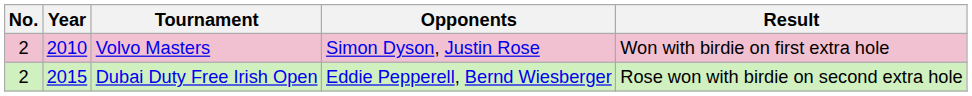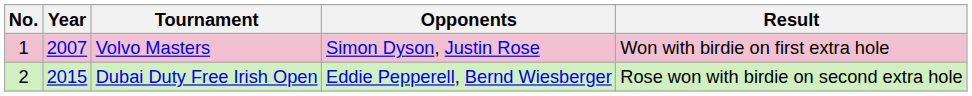(24, 48) 2 -> (24, 48) 1
(67, 48) 2010 -> (67, 48) 2007
